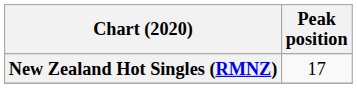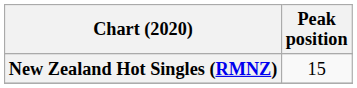(317, 68) 17 -> (317, 68) 15
